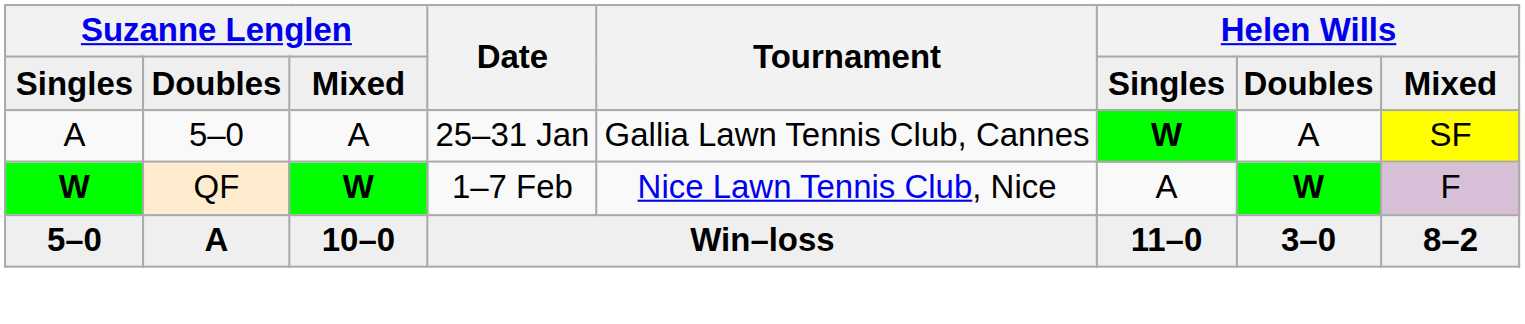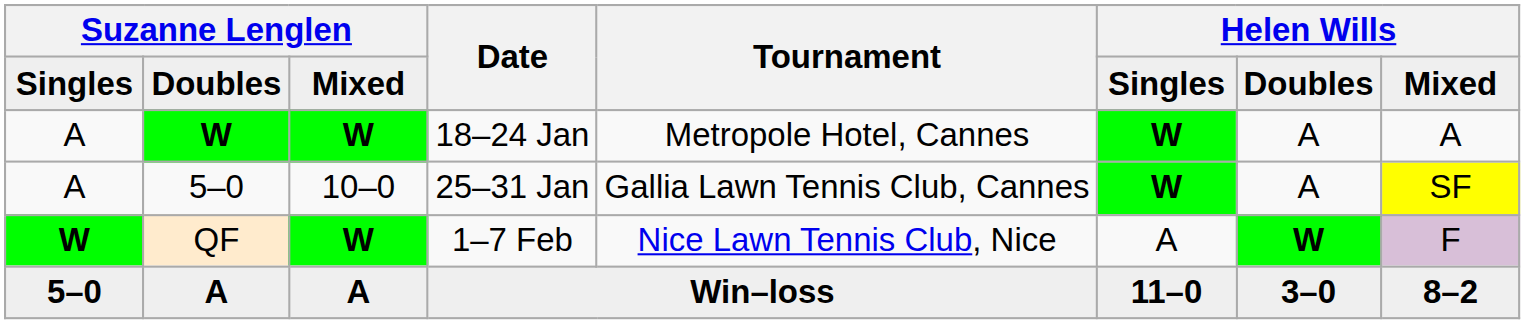+ row: (512, 135)
(358, 135) A -> (358, 187) 10–0
(358, 239) 10–0 -> (358, 291) A
